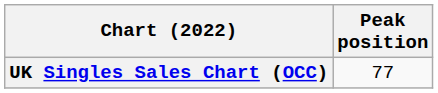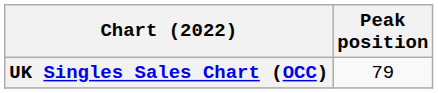(383, 73) 77 -> (383, 73) 79
